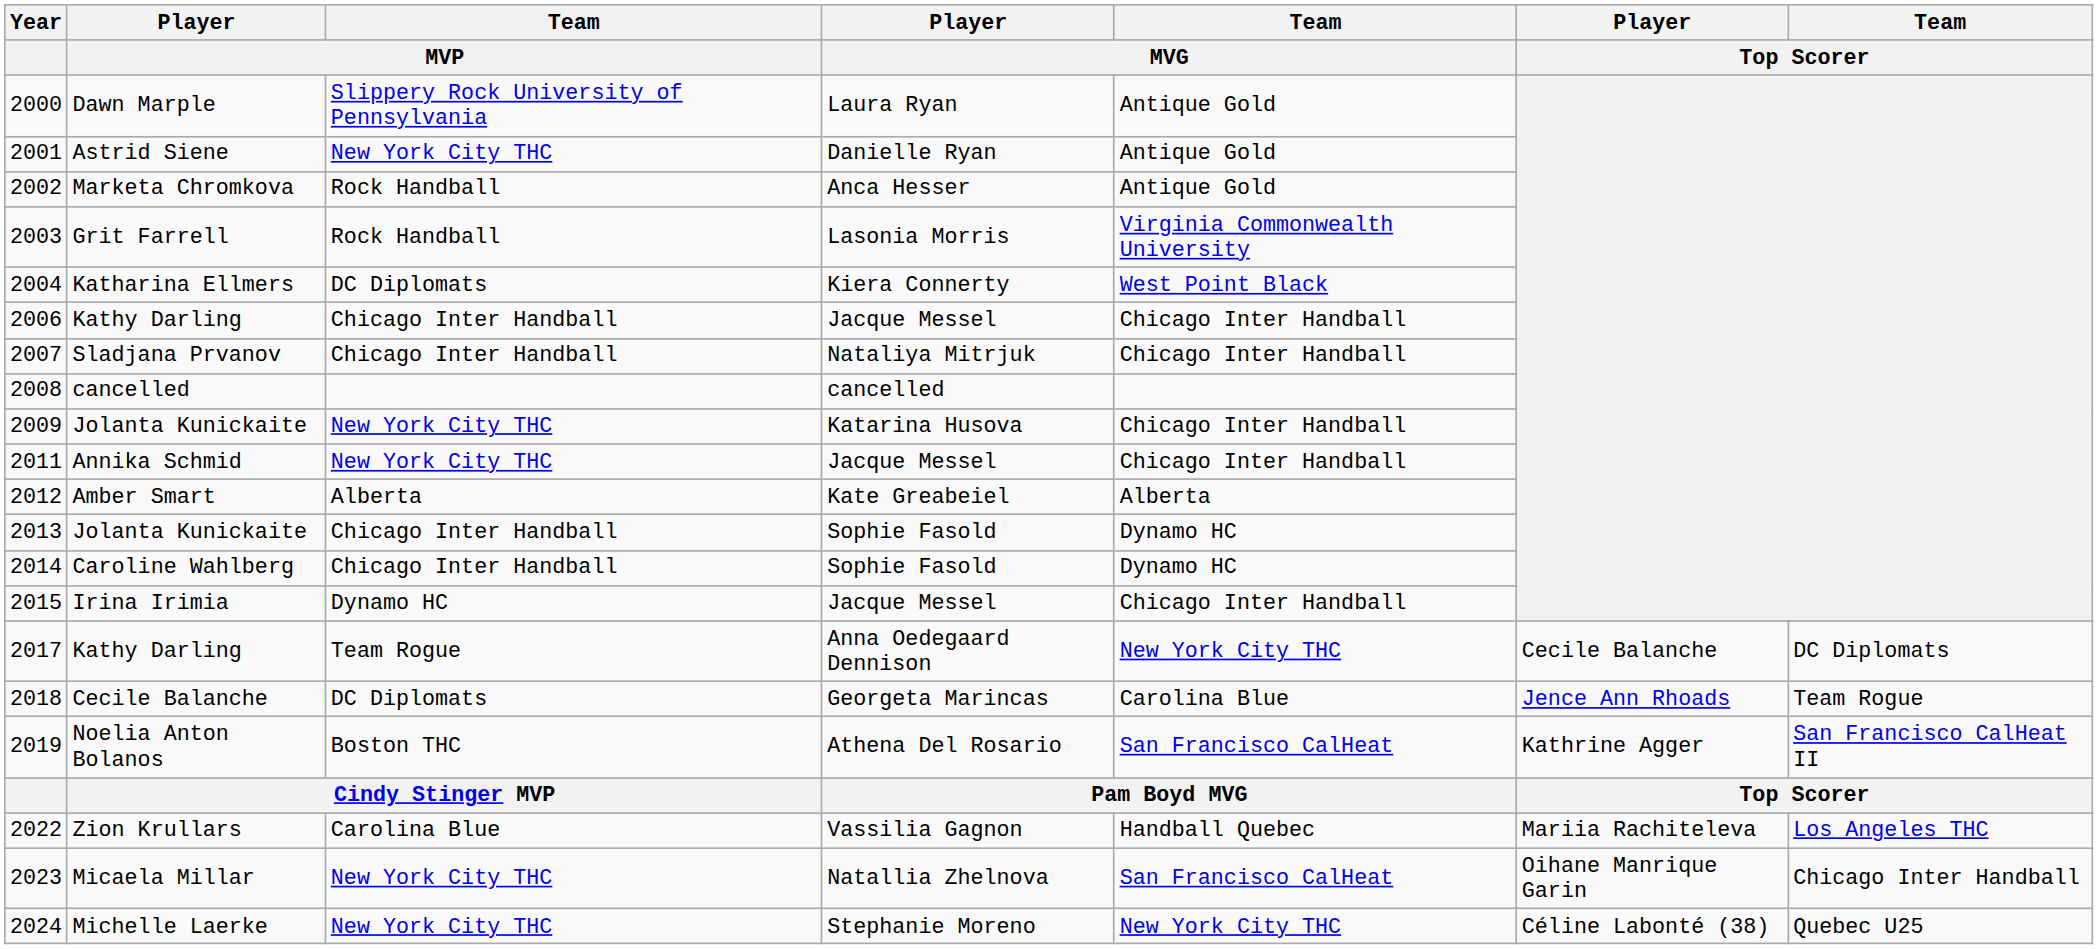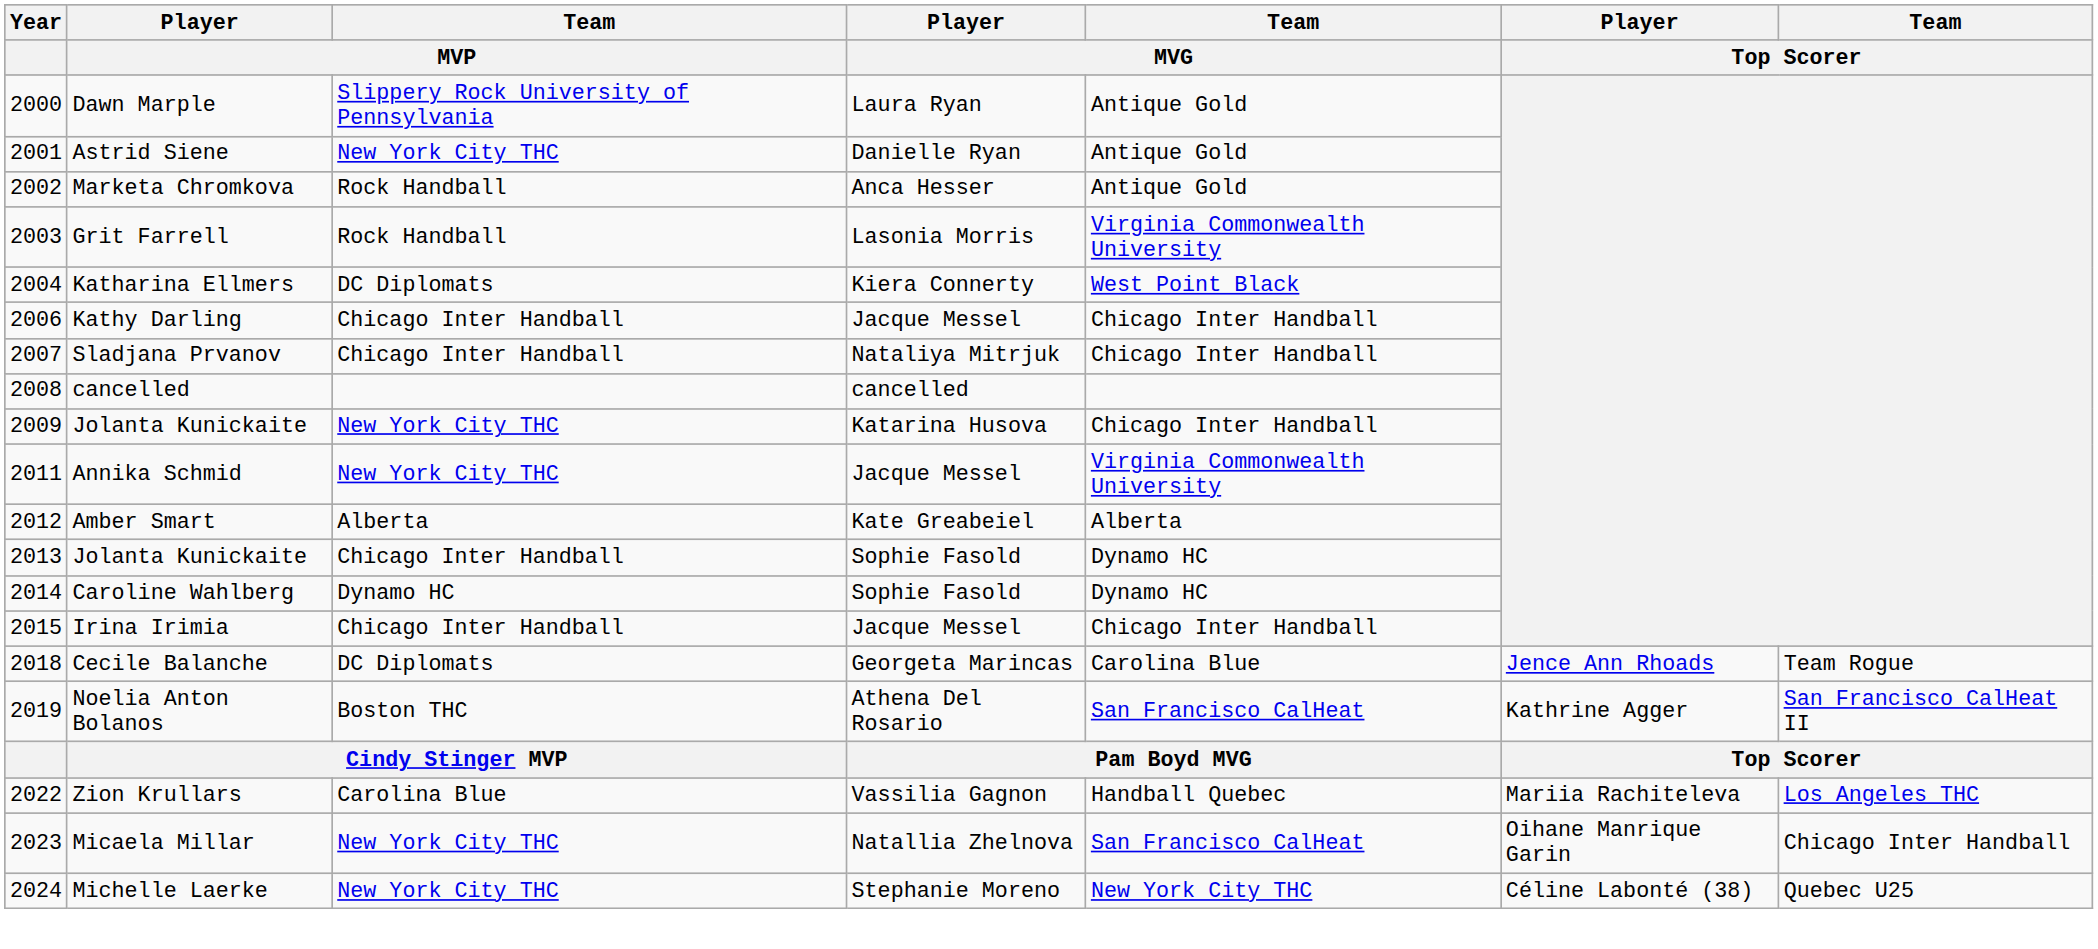(1263, 462) Chicago Inter Handball -> (1228, 474) Virginia Commonwealth University
(474, 568) Chicago Inter Handball -> (396, 593) Dynamo HC
(389, 603) Dynamo HC -> (481, 628) Chicago Inter Handball
- row: (36, 651)
